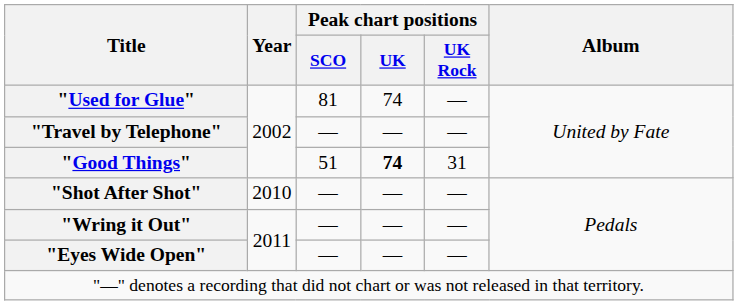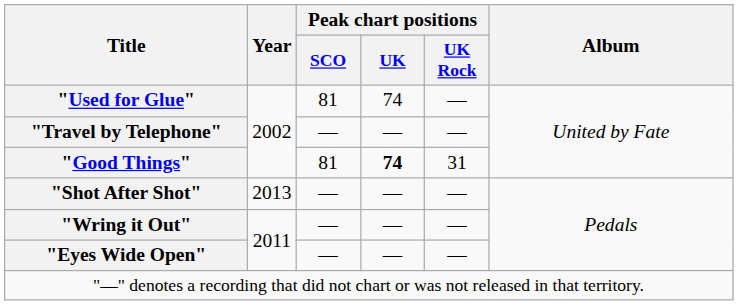(328, 162) 51 -> (328, 162) 81
(272, 193) 2010 -> (272, 193) 2013
